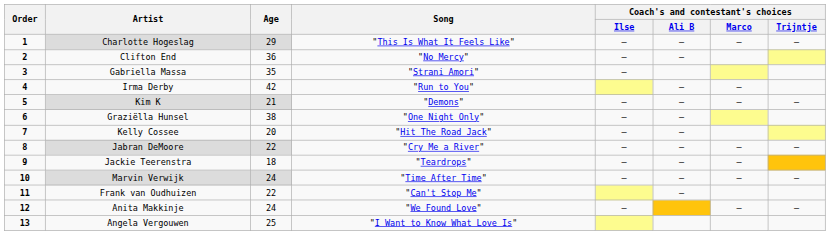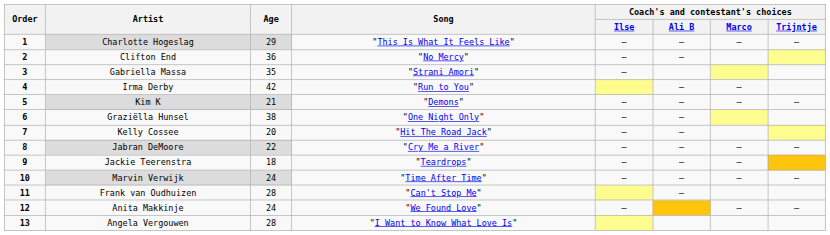(271, 193) 22 -> (271, 193) 28
(271, 223) 25 -> (271, 223) 28
